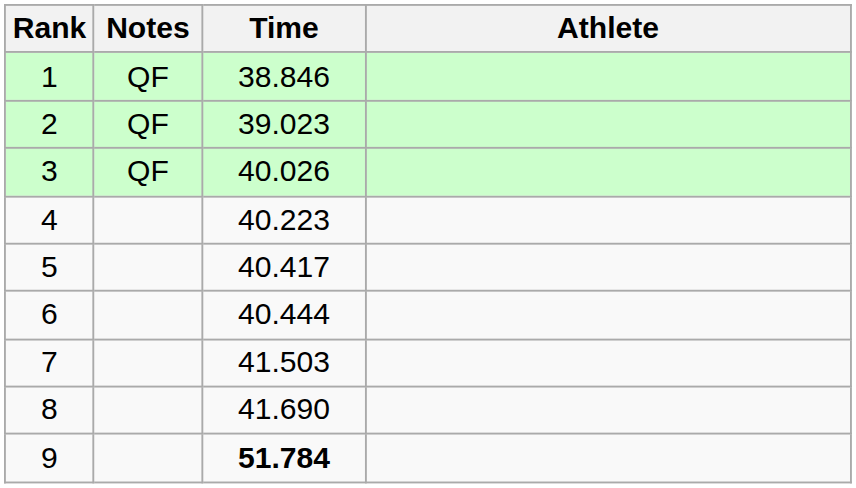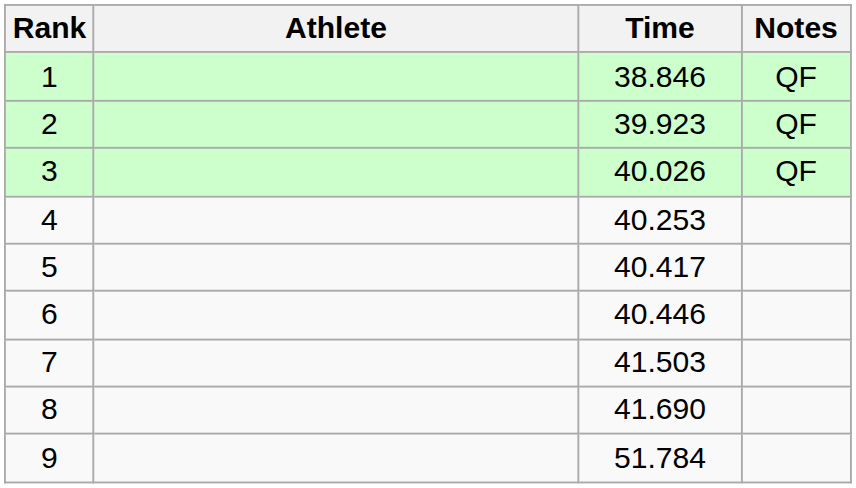columns swapped: (608, 28) <-> (148, 28)
(284, 123) 39.023 -> (660, 123) 39.923
(284, 219) 40.223 -> (660, 219) 40.253
(284, 314) 40.444 -> (660, 314) 40.446
(284, 457) bold -> (660, 457) normal
